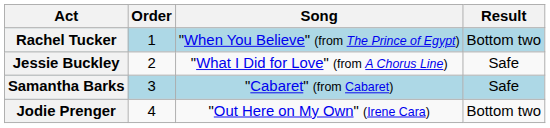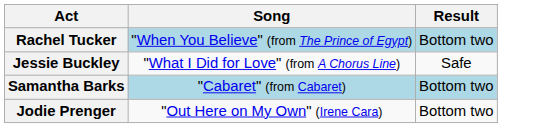- column: (152, 16)
(504, 87) Safe -> (456, 87) Bottom two
